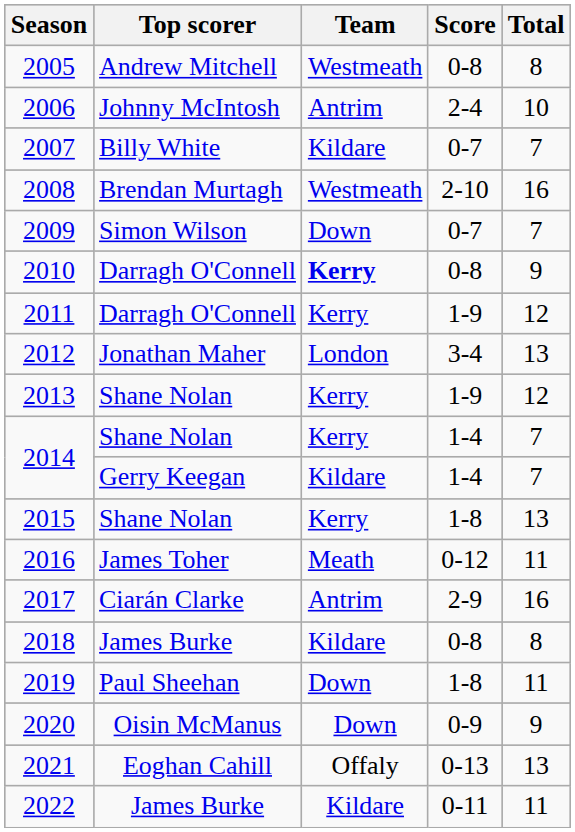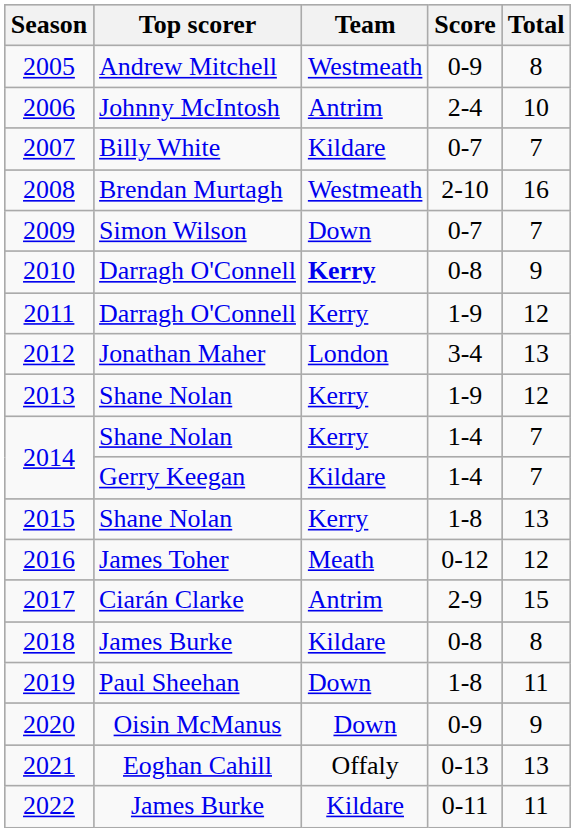(465, 66) 0-8 -> (465, 66) 0-9
(536, 559) 11 -> (536, 559) 12
(536, 600) 16 -> (536, 600) 15
